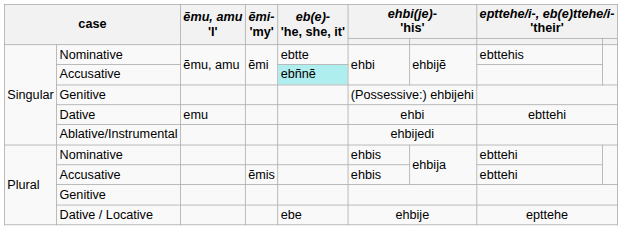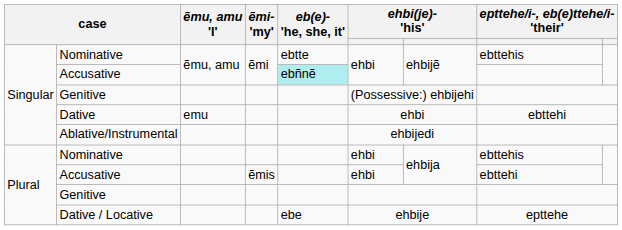(366, 154) ehbis -> (363, 154) ehbi
(499, 154) ebttehi -> (502, 154) ebttehis
(366, 174) ehbis -> (363, 174) ehbi
